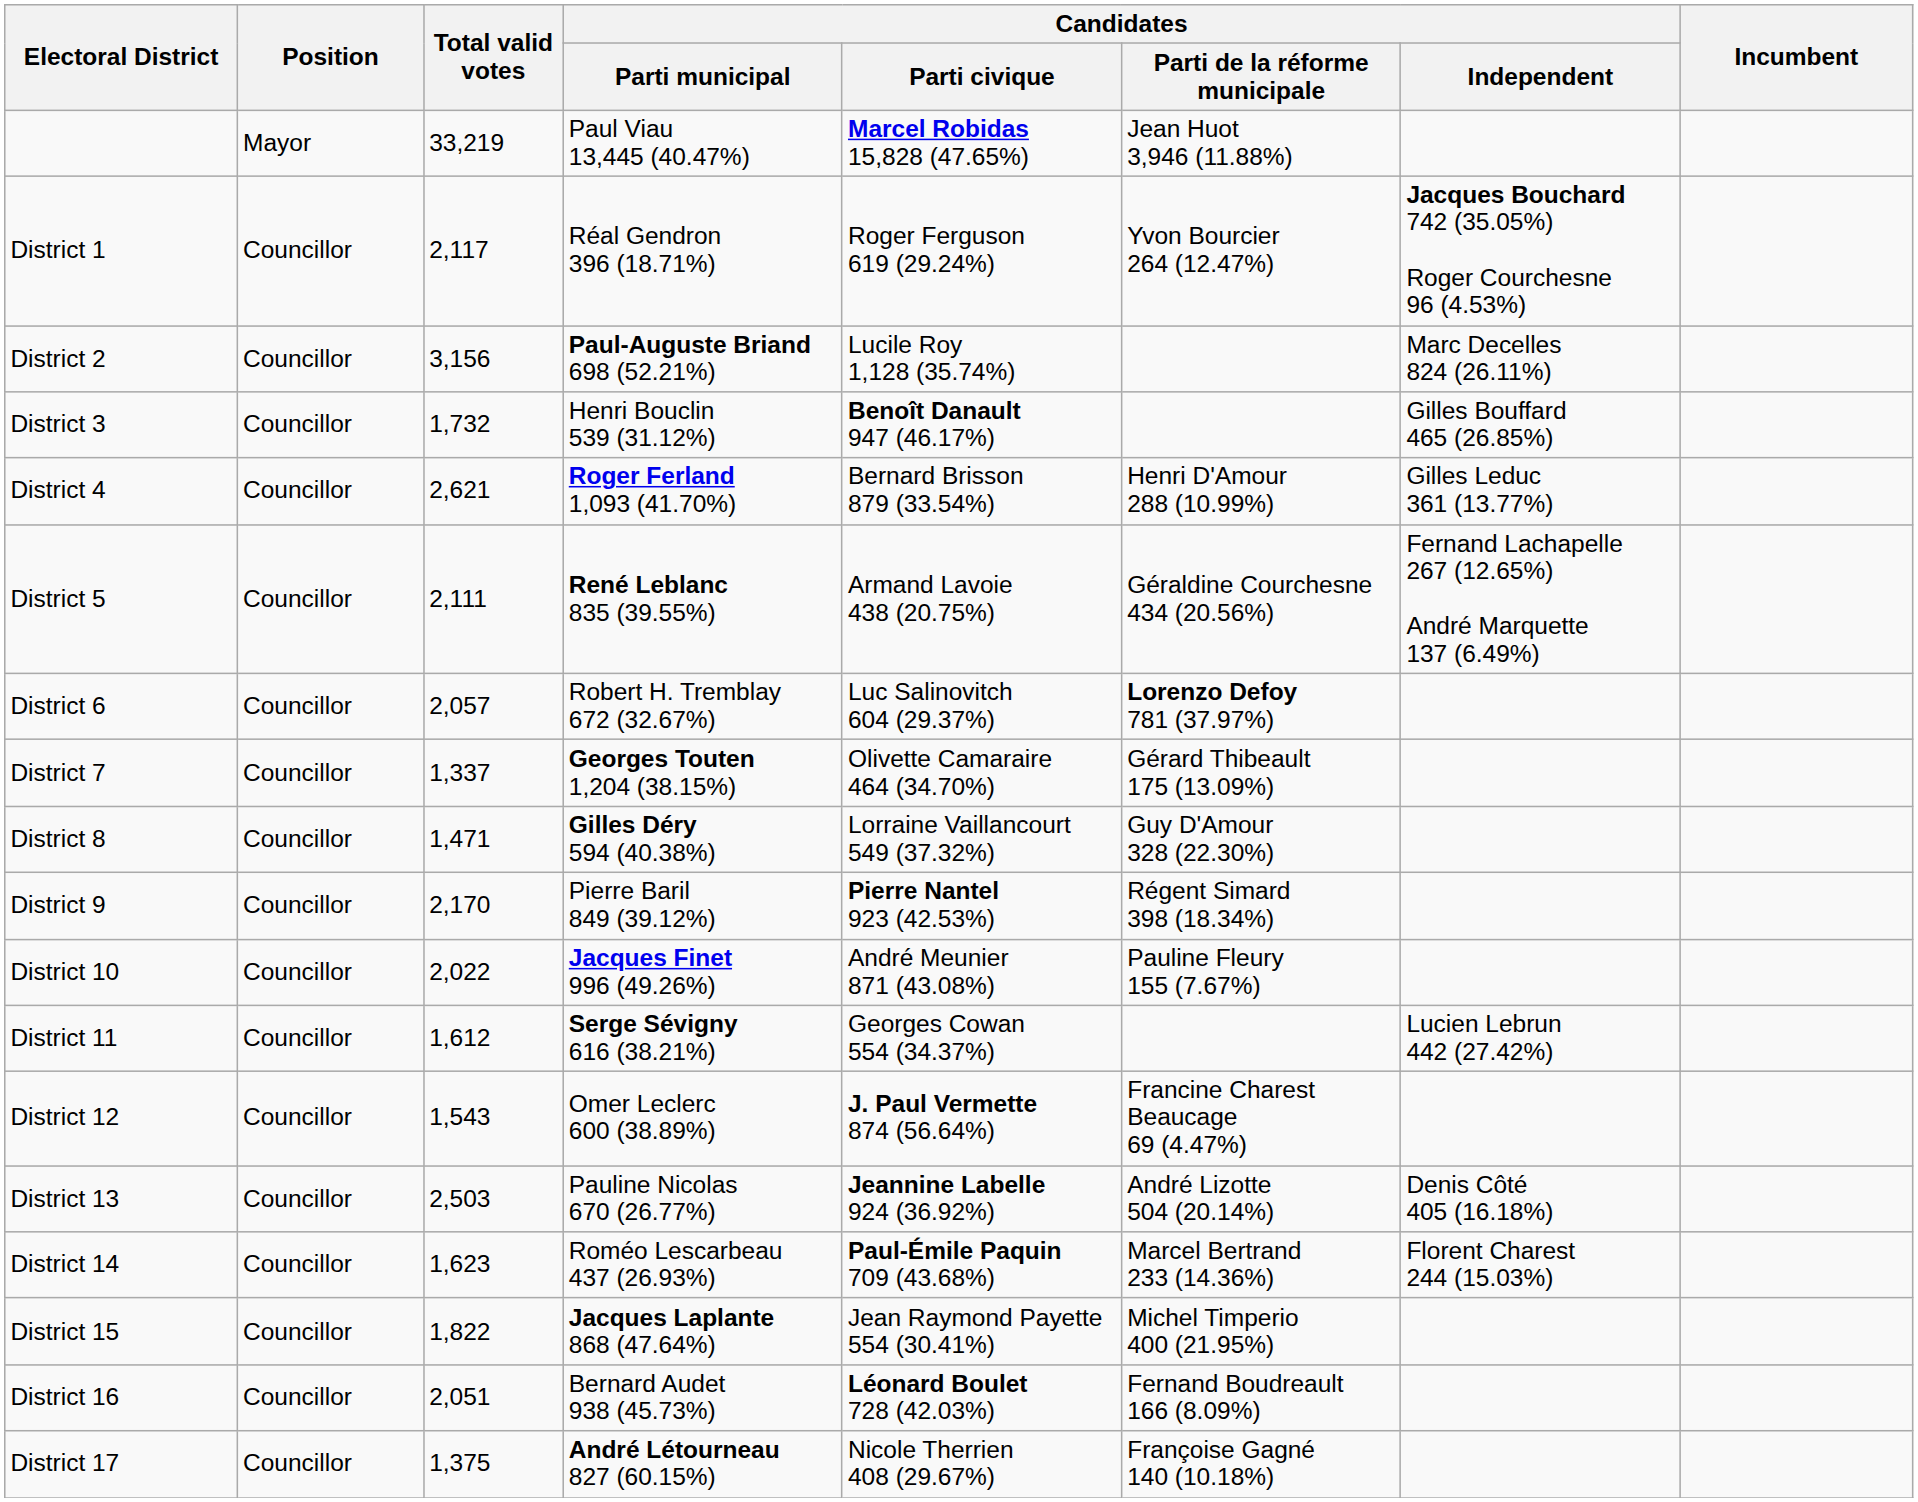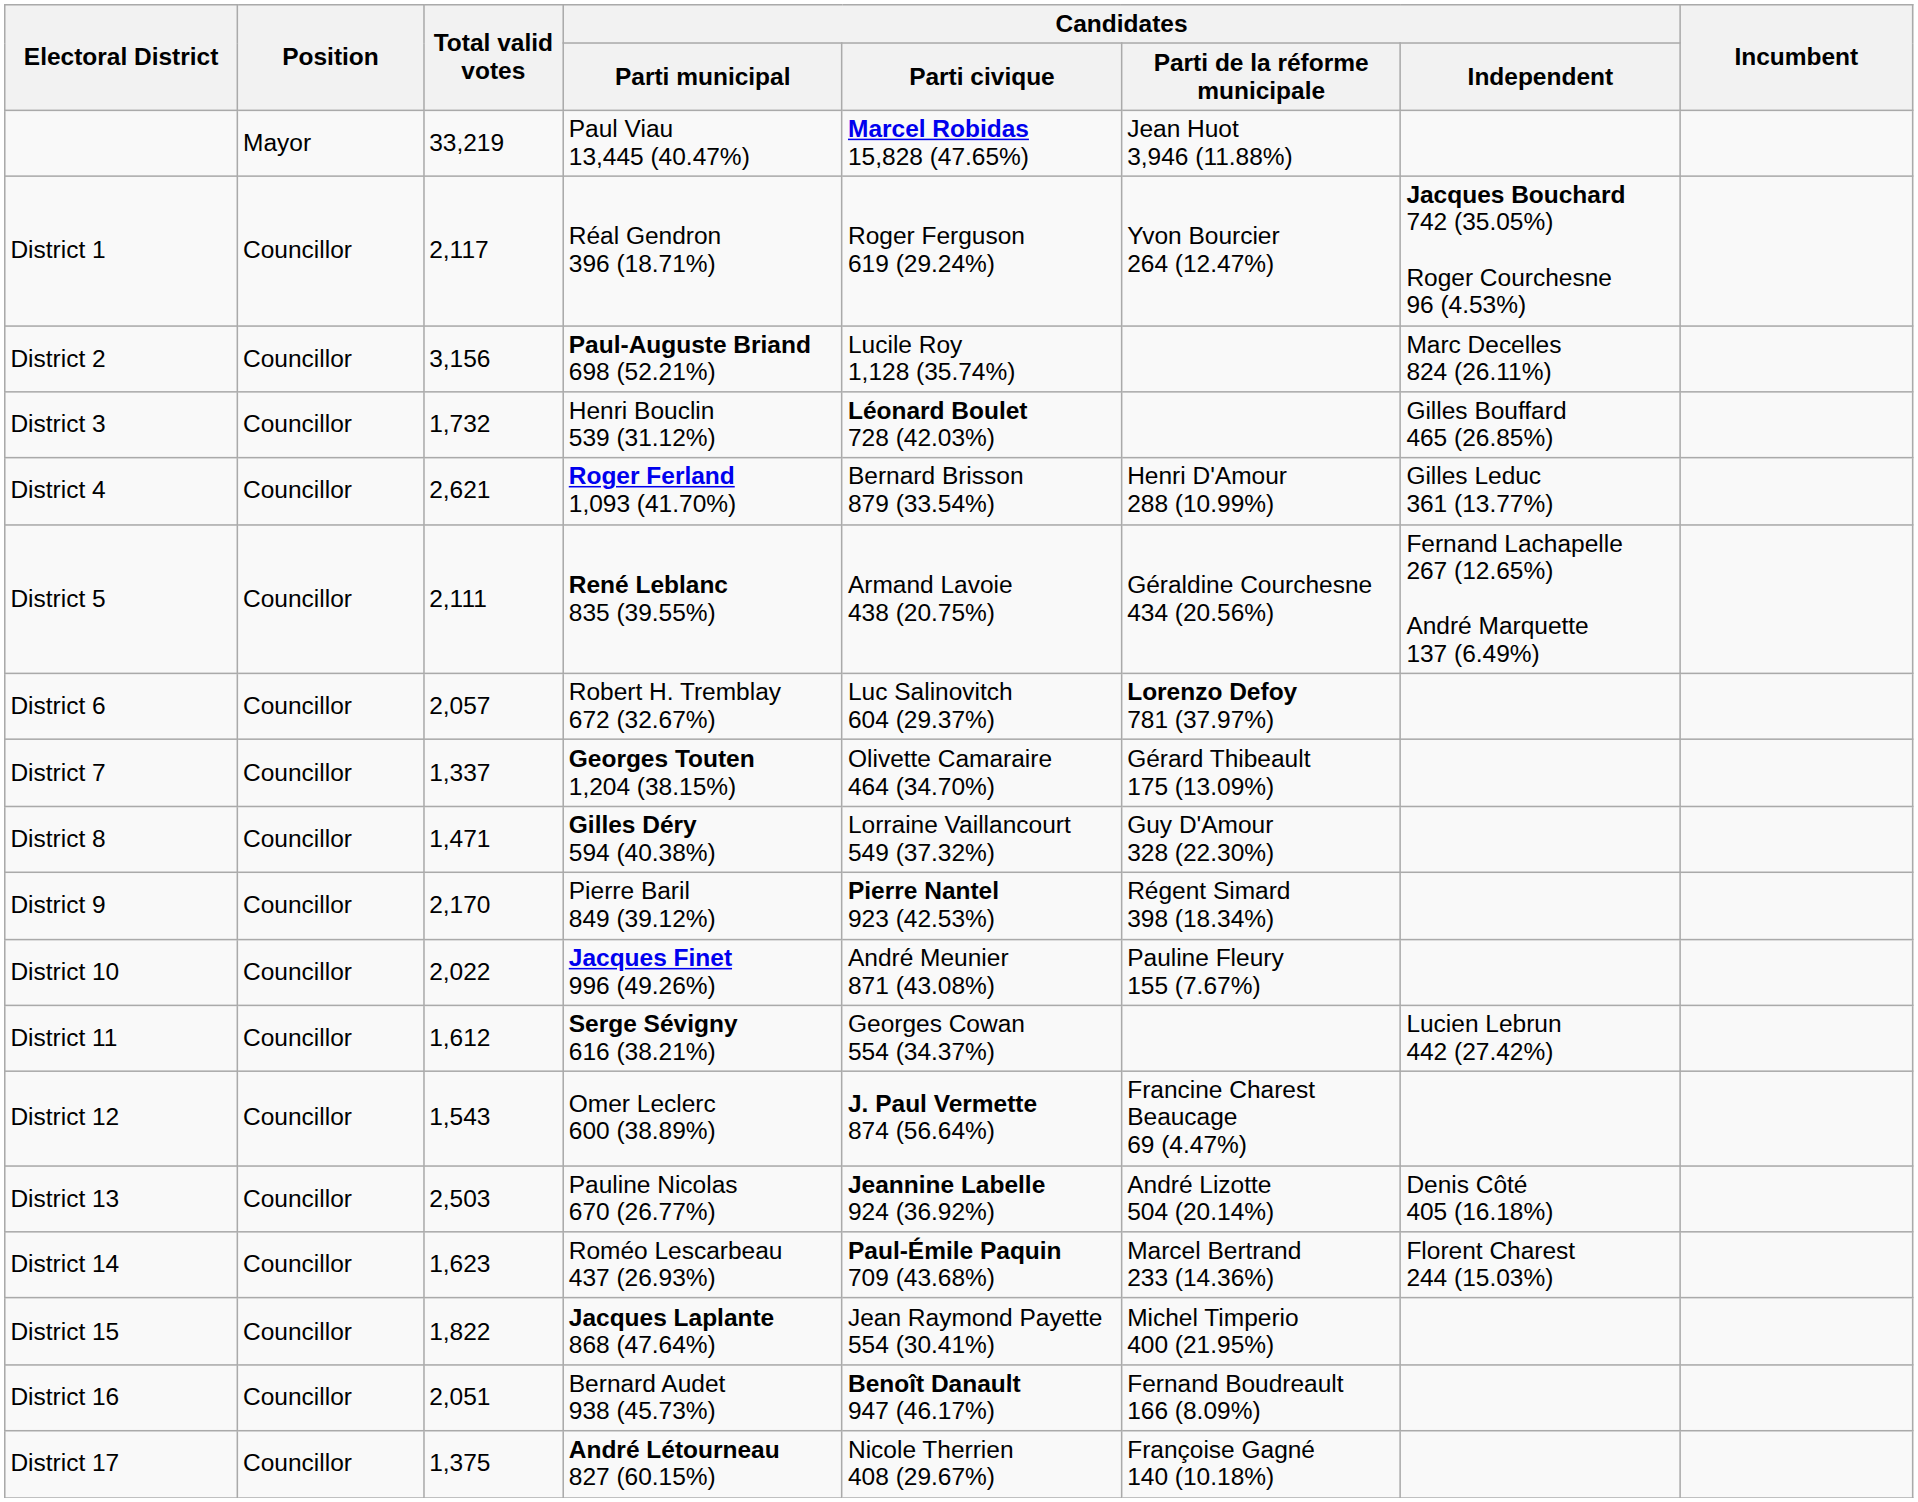(934, 424) Benoît Danault 947 (46.17%) -> (938, 424) Léonard Boulet 728 (42.03%)
(938, 1397) Léonard Boulet 728 (42.03%) -> (934, 1397) Benoît Danault 947 (46.17%)
